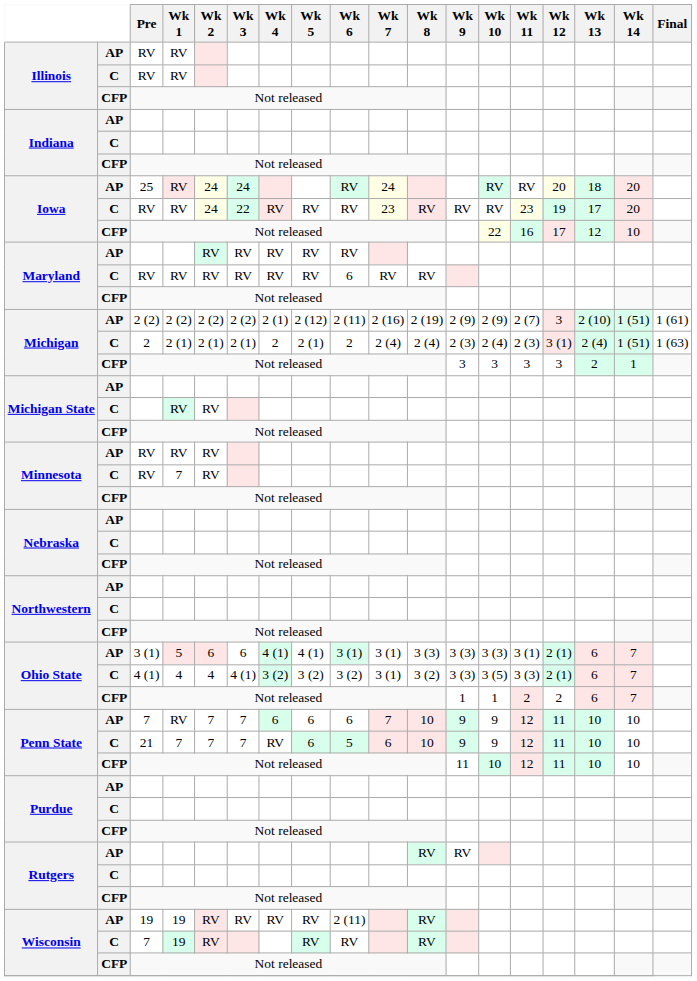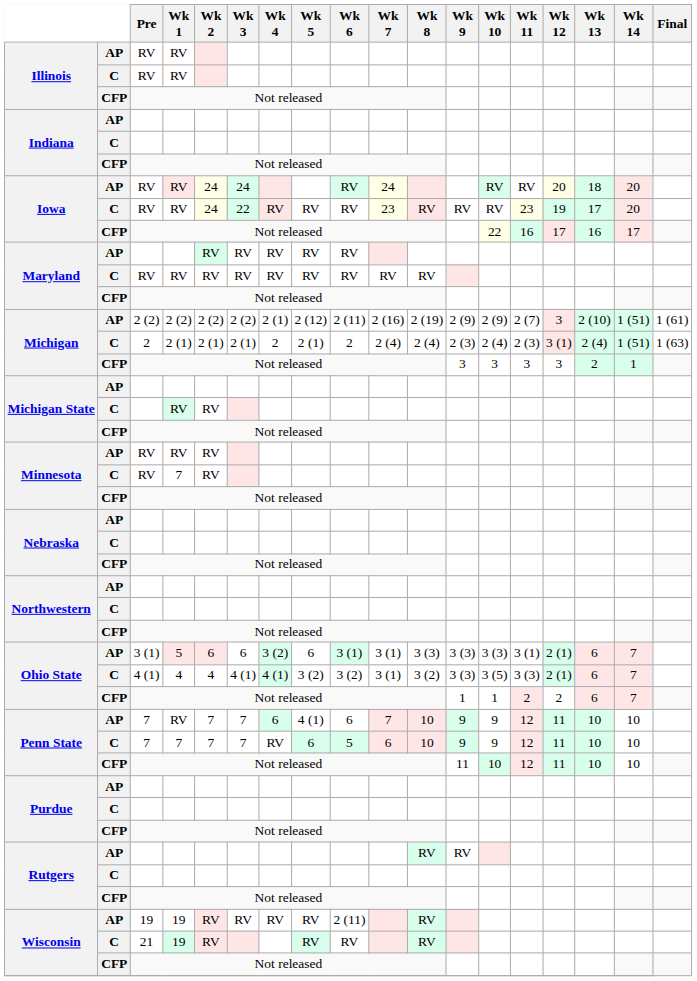(147, 186) 25 -> (147, 186) RV
(594, 230) 12 -> (594, 230) 16
(633, 230) 10 -> (633, 230) 17
(349, 275) 6 -> (349, 275) RV
(275, 653) 4 (1) -> (275, 653) 3 (2)
(311, 653) 4 (1) -> (311, 653) 6
(275, 675) 3 (2) -> (275, 675) 4 (1)
(311, 719) 6 -> (311, 719) 4 (1)
(147, 741) 21 -> (147, 741) 7
(147, 941) 7 -> (147, 941) 21
